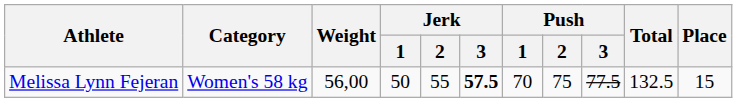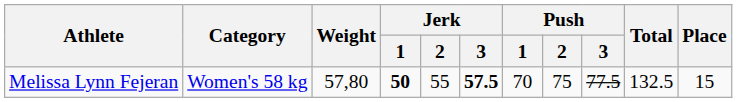(346, 81) 56,00 -> (346, 81) 57,80
(400, 81) normal -> (400, 81) bold
